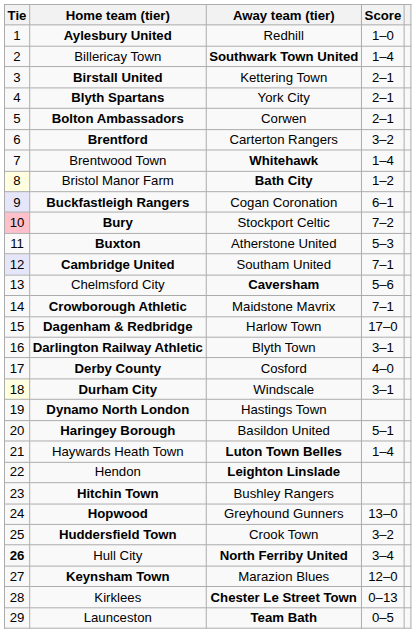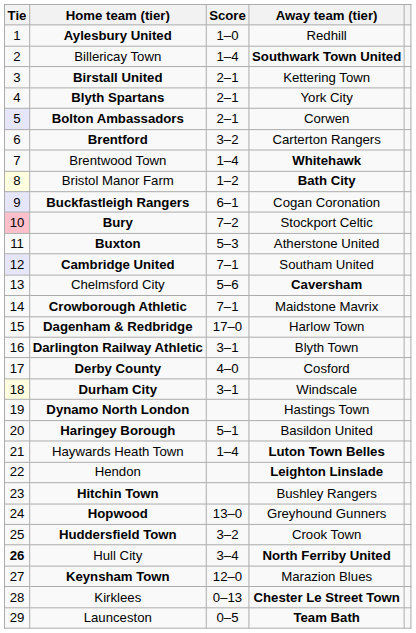columns swapped: (383, 14) <-> (284, 14)
(17, 118) no background -> (17, 118) lavender background
